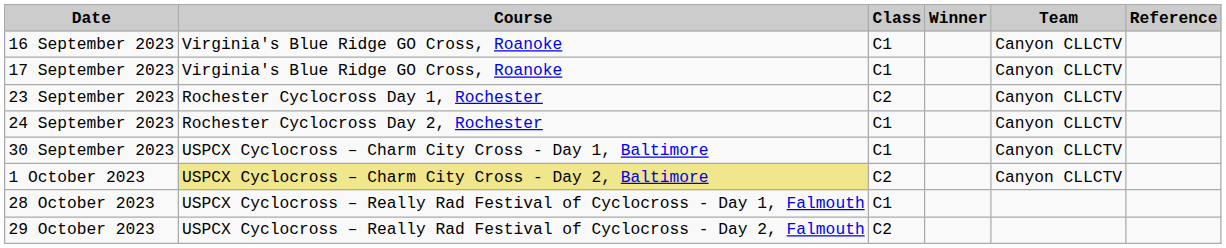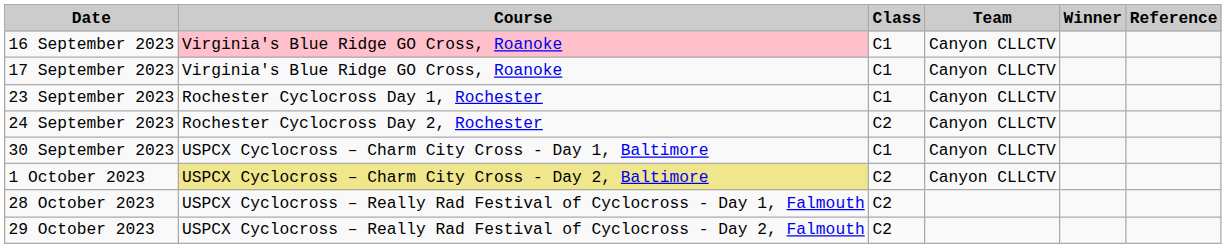columns swapped: (958, 18) <-> (1059, 18)
(372, 44) no background -> (372, 44) pink background
(882, 97) C2 -> (882, 97) C1
(882, 124) C1 -> (882, 124) C2
(882, 203) C1 -> (882, 203) C2
